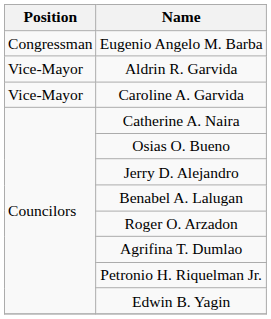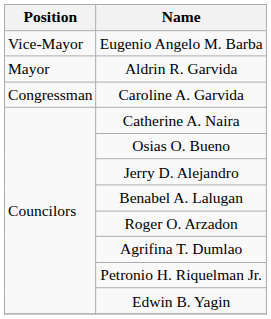(50, 43) Congressman -> (46, 43) Vice-Mayor
(46, 69) Vice-Mayor -> (29, 69) Mayor
(46, 95) Vice-Mayor -> (50, 95) Congressman
